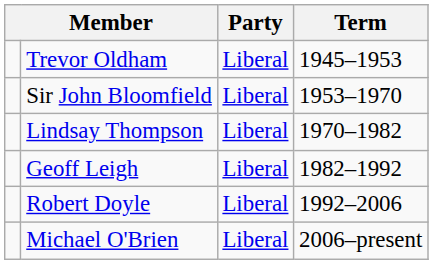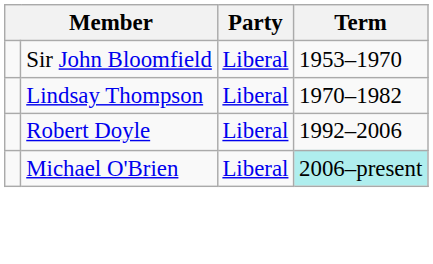- row: (97, 58)
- row: (82, 167)
(361, 240) no background -> (361, 167) paleturquoise background
